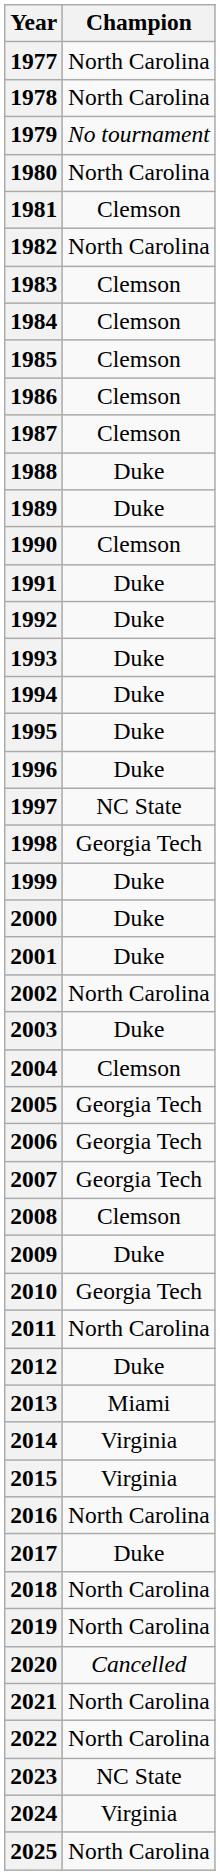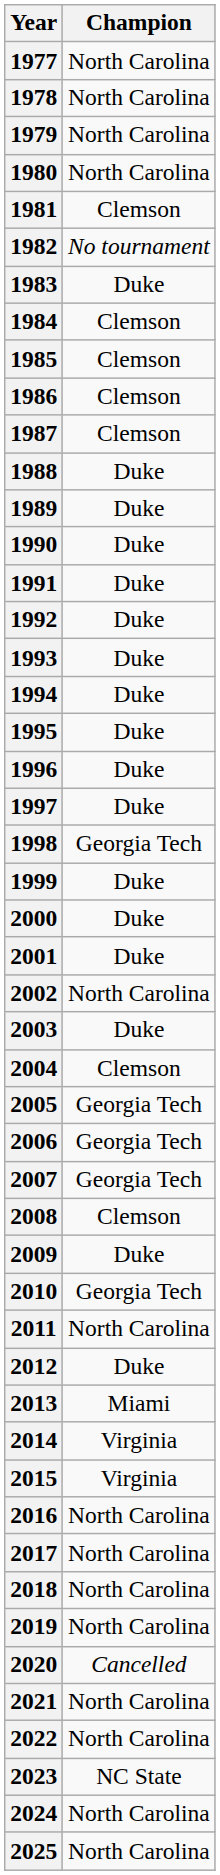(139, 135) No tournament -> (139, 135) North Carolina
(139, 246) North Carolina -> (139, 246) No tournament
(139, 284) Clemson -> (139, 284) Duke
(139, 545) Clemson -> (139, 545) Duke
(139, 806) NC State -> (139, 806) Duke
(139, 1552) Duke -> (139, 1552) North Carolina
(139, 1813) Virginia -> (139, 1813) North Carolina
